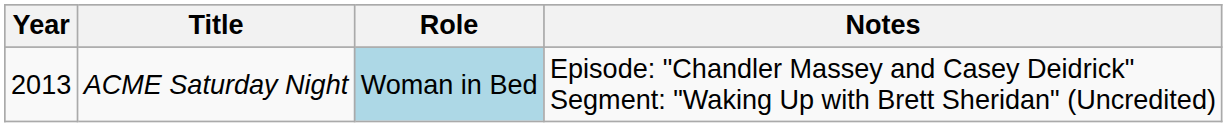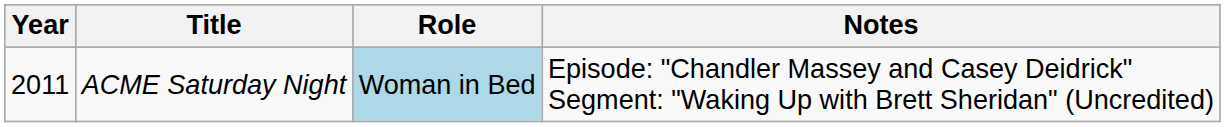(41, 84) 2013 -> (40, 84) 2011
